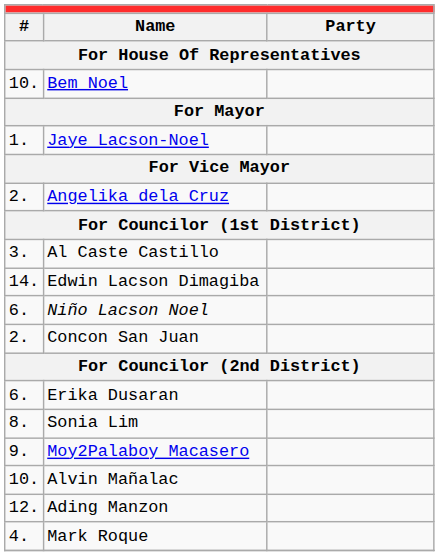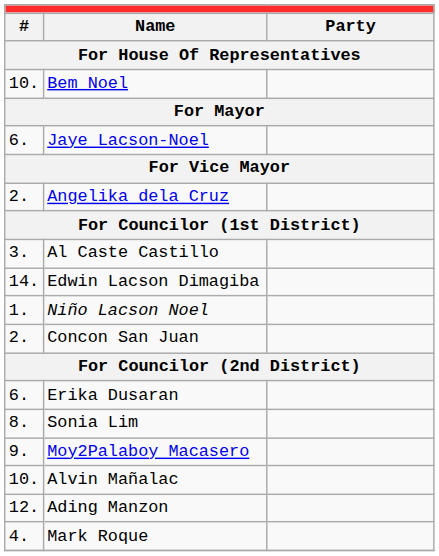(19, 140) 1. -> (19, 140) 6.
(19, 310) 6. -> (19, 310) 1.
